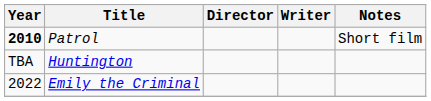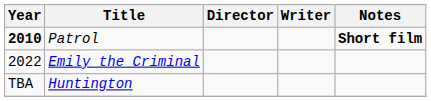(380, 39) normal -> (380, 39) bold
rows swapped: (124, 85) <-> (90, 62)
